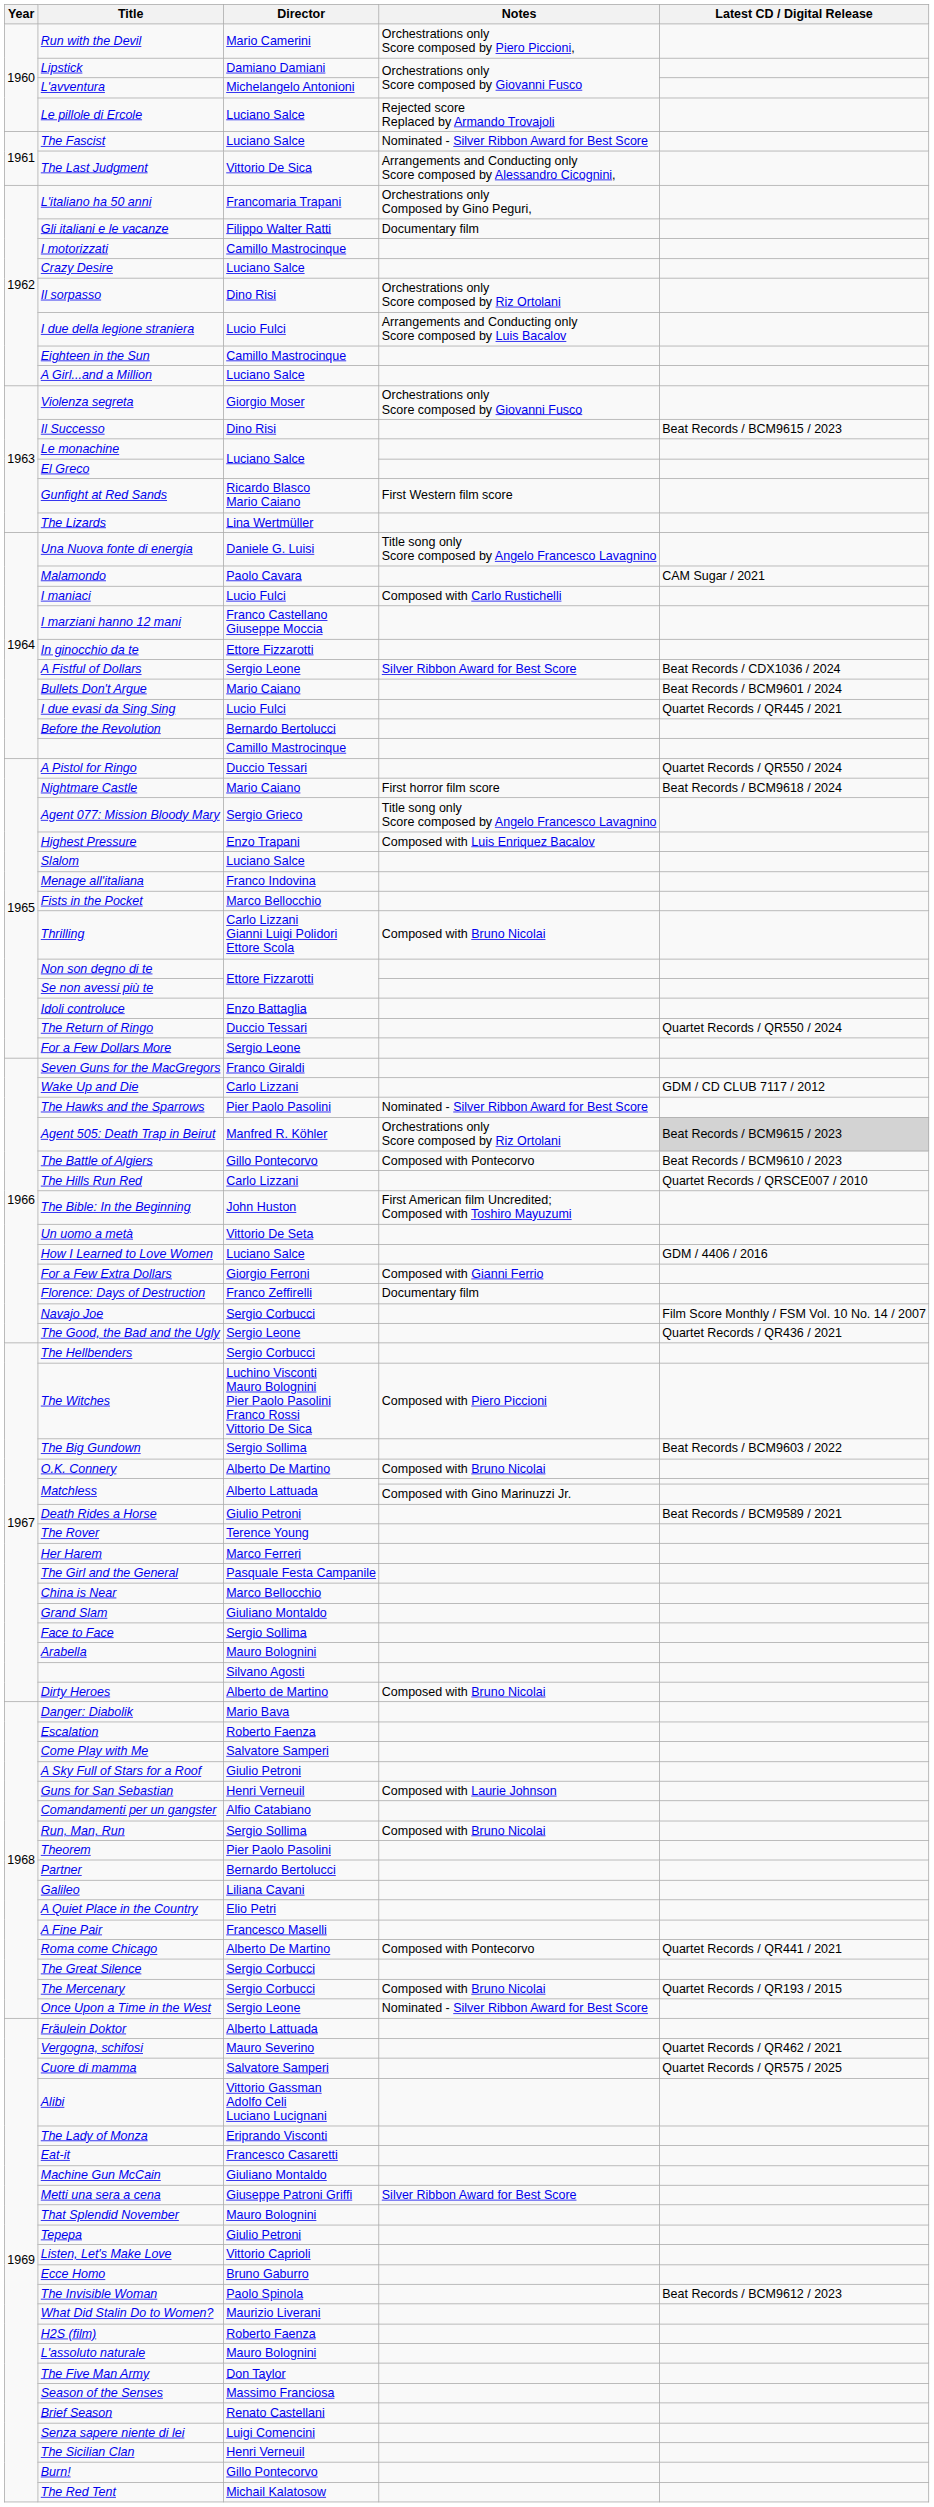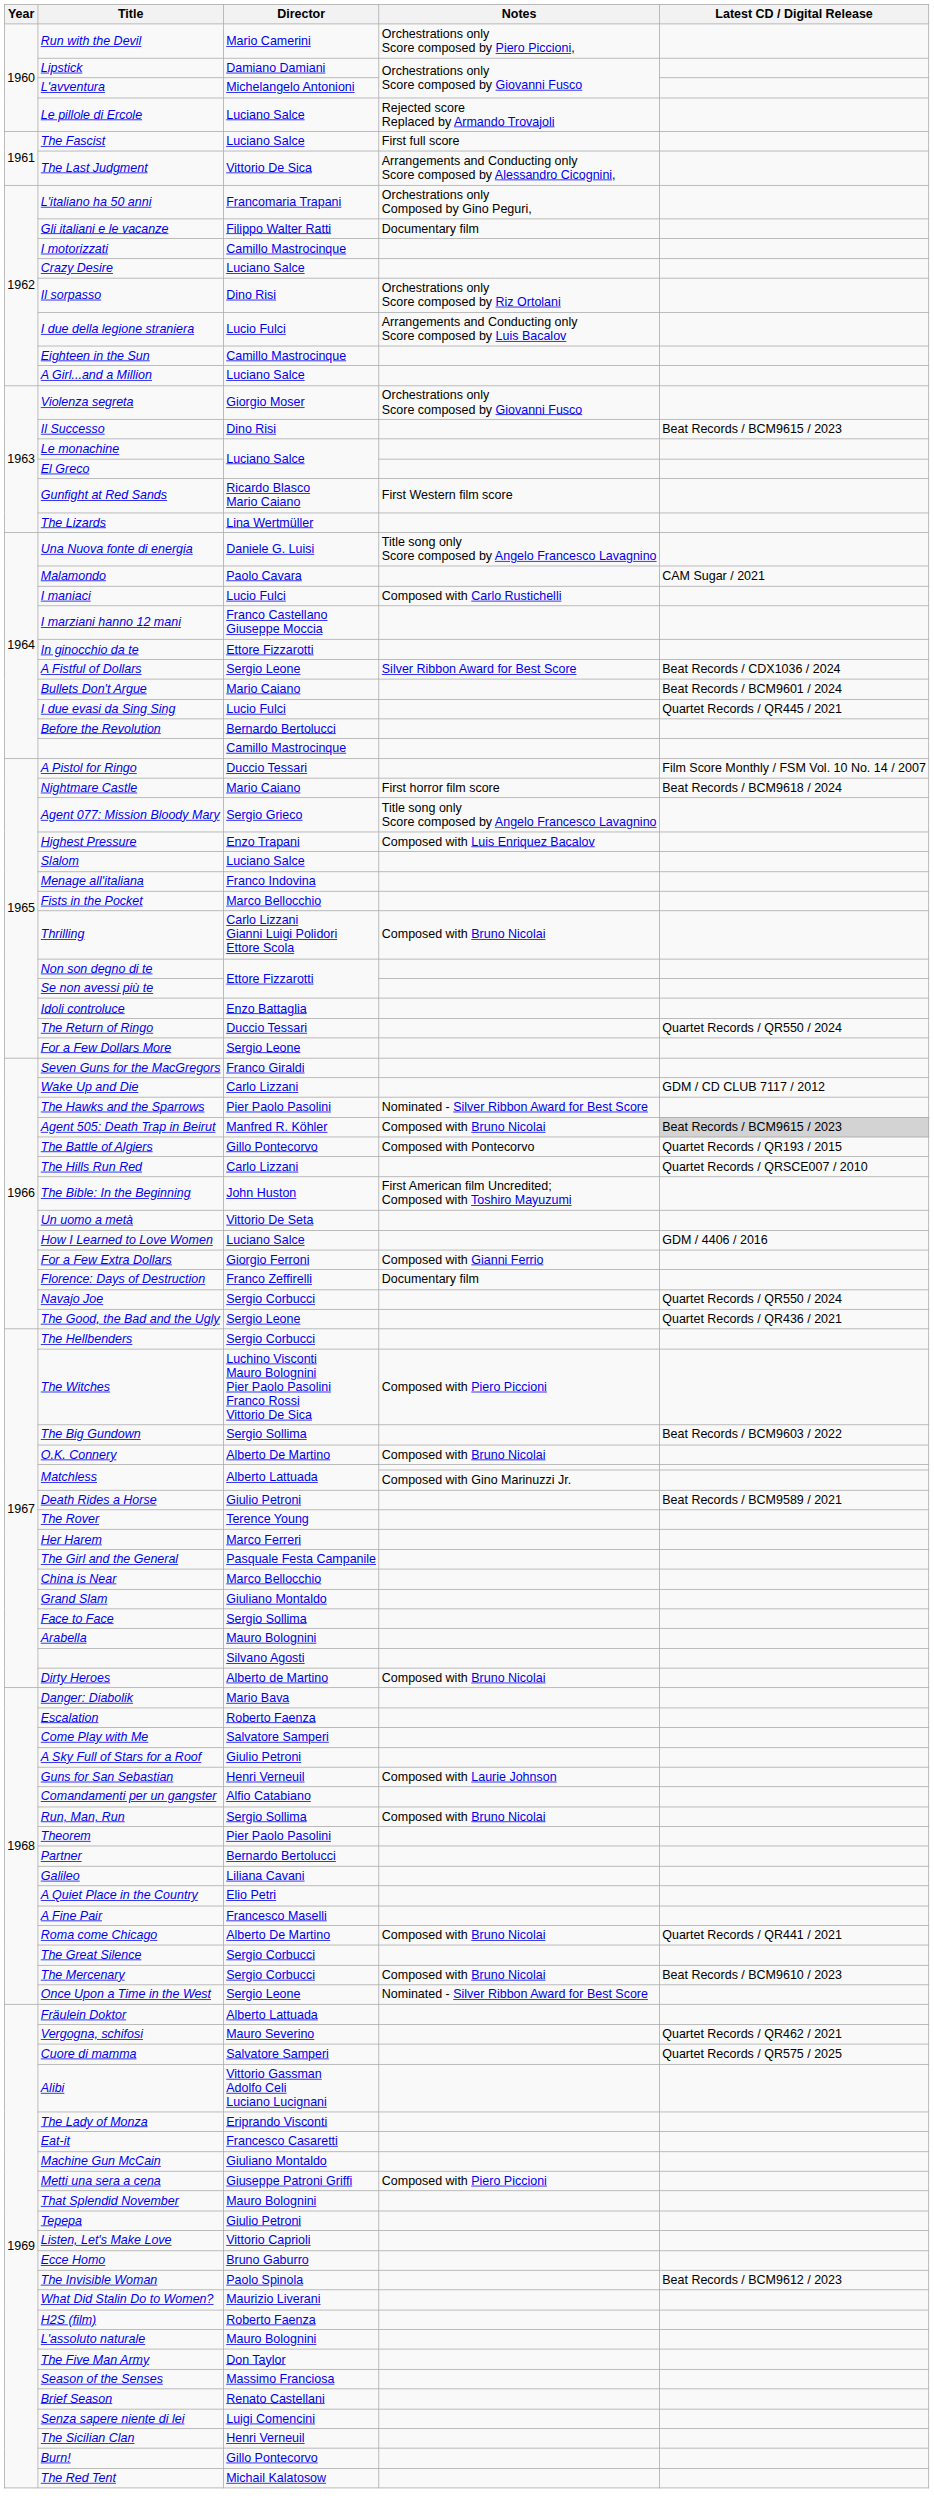(515, 141) Nominated - Silver Ribbon Award for Best Score -> (421, 141) First full score
(752, 768) Quartet Records / QR550 / 2024 -> (794, 768) Film Score Monthly / FSM Vol. 10 No. 14 / 2007
(471, 1134) Orchestrations only Score composed by Riz Ortolani -> (464, 1127) Composed with Bruno Nicolai
(752, 1160) Beat Records / BCM9610 / 2023 -> (752, 1146) Quartet Records / QR193 / 2015
(794, 1313) Film Score Monthly / FSM Vol. 10 No. 14 / 2007 -> (752, 1299) Quartet Records / QR550 / 2024
(458, 1949) Composed with Pontecorvo -> (464, 1935) Composed with Bruno Nicolai
(752, 1989) Quartet Records / QR193 / 2015 -> (752, 1975) Beat Records / BCM9610 / 2023
(479, 2195) Silver Ribbon Award for Best Score -> (464, 2181) Composed with Piero Piccioni
